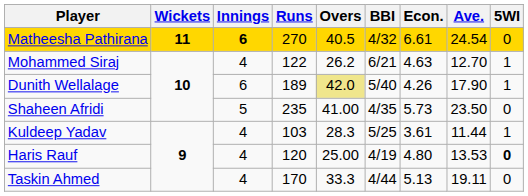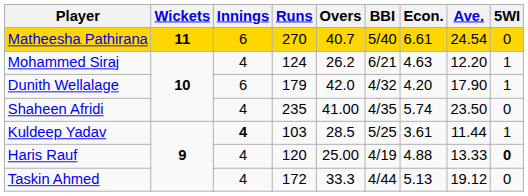(243, 39) bold -> (243, 39) normal
(340, 39) 40.5 -> (340, 39) 40.7
(382, 39) 4/32 -> (382, 39) 5/40
(294, 62) 122 -> (294, 62) 124
(469, 62) 12.70 -> (469, 62) 12.20
(294, 86) 189 -> (294, 86) 179
(340, 86) khaki background -> (340, 86) no background
(382, 86) 5/40 -> (382, 86) 4/32
(418, 86) 4.26 -> (418, 86) 4.20
(243, 109) 5 -> (243, 109) 4
(418, 109) 5.73 -> (418, 109) 5.74
(243, 132) normal -> (243, 132) bold
(340, 132) 28.3 -> (340, 132) 28.5
(418, 156) 4.80 -> (418, 156) 4.88
(469, 156) 13.53 -> (469, 156) 13.33
(294, 179) 170 -> (294, 179) 172
(469, 179) 19.11 -> (469, 179) 19.12
